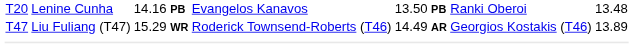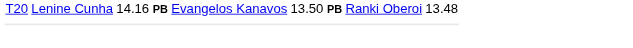- row: (17, 26)
